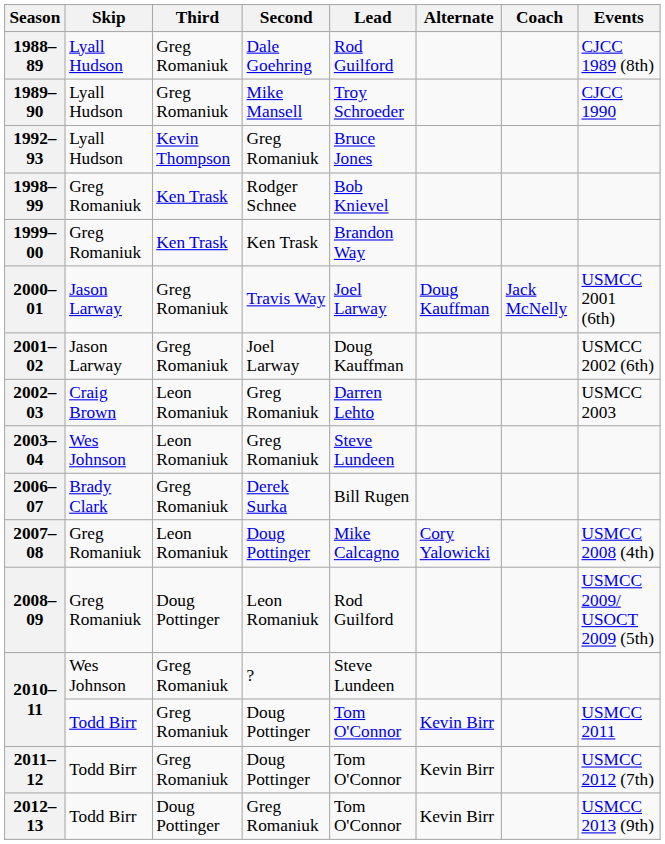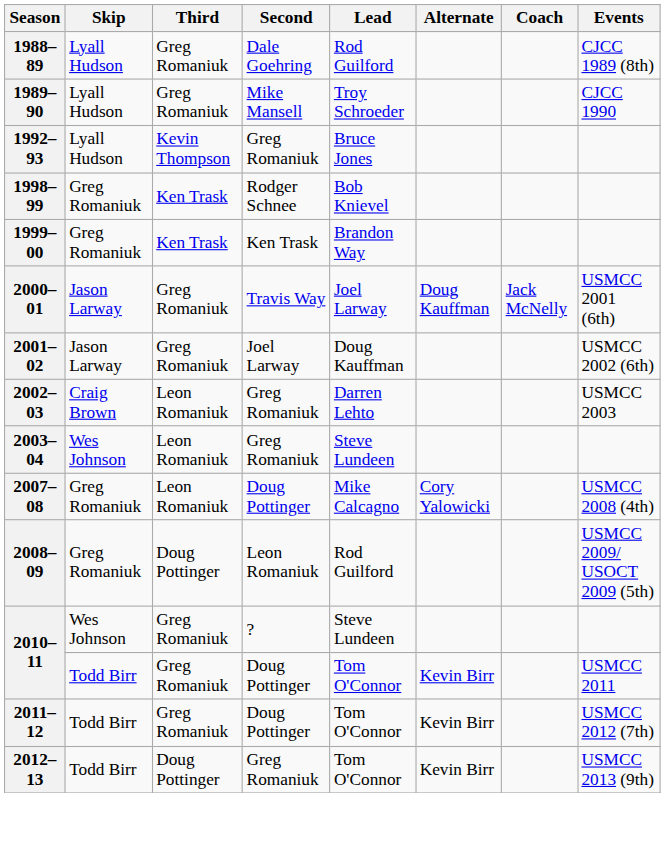- row: (35, 496)
